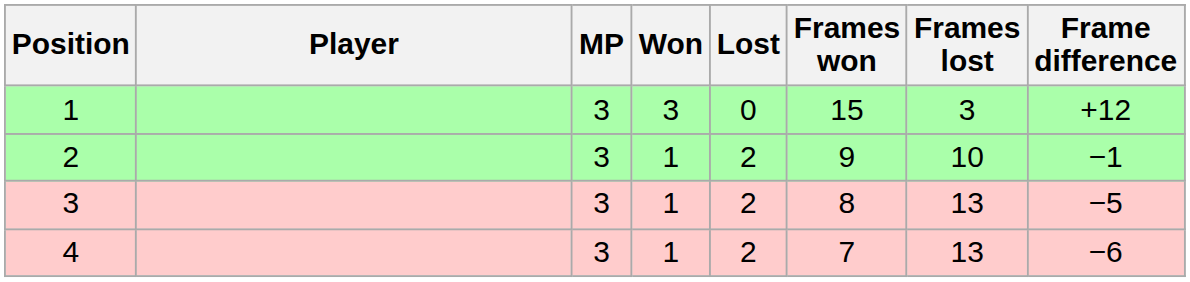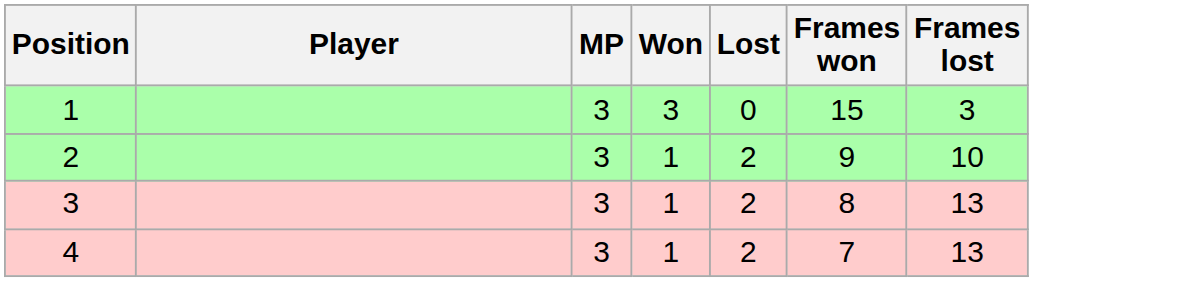- column: (1106, 45)
